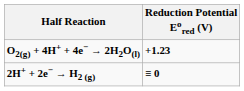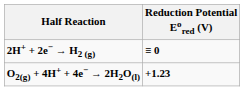rows swapped: (51, 74) <-> (73, 51)
